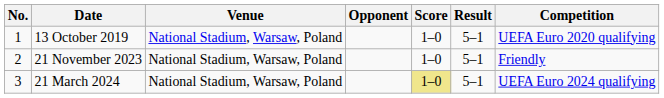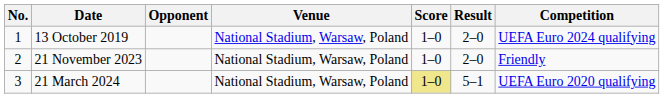columns swapped: (245, 15) <-> (378, 15)
(473, 37) 5–1 -> (473, 37) 2–0
(577, 37) UEFA Euro 2020 qualifying -> (577, 37) UEFA Euro 2024 qualifying
(473, 59) 5–1 -> (473, 59) 2–0
(577, 81) UEFA Euro 2024 qualifying -> (577, 81) UEFA Euro 2020 qualifying
